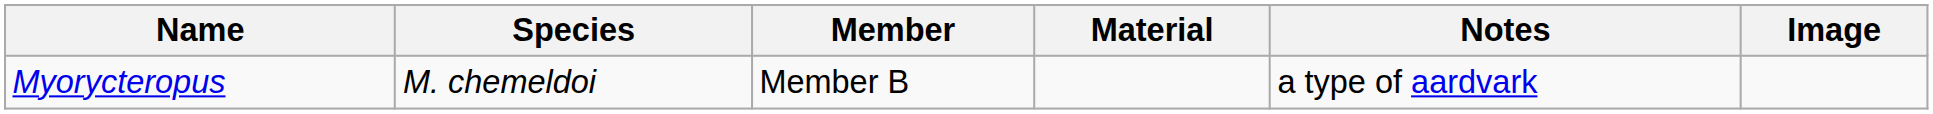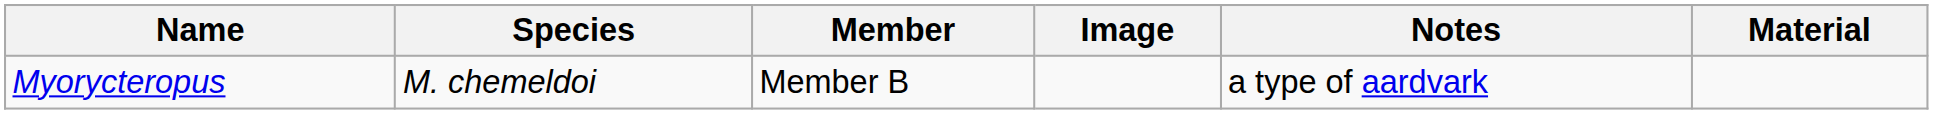columns swapped: (1152, 30) <-> (1834, 30)
